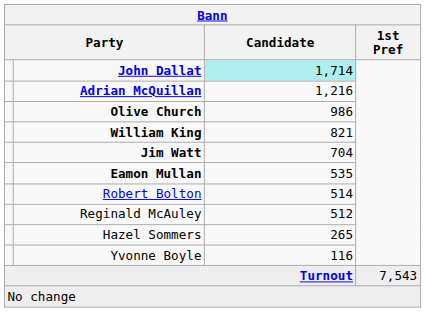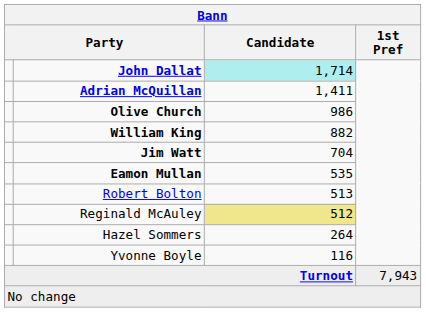(334, 91) 1,216 -> (334, 91) 1,411
(342, 132) 821 -> (342, 132) 882
(342, 194) 514 -> (342, 194) 513
(342, 214) no background -> (342, 214) khaki background
(342, 235) 265 -> (342, 235) 264
(398, 276) 7,543 -> (398, 276) 7,943
